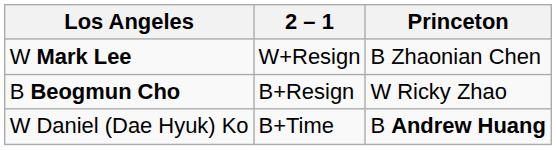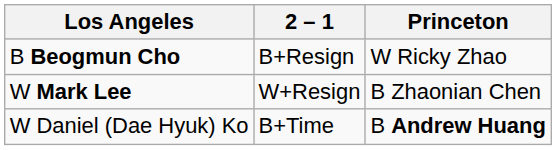rows swapped: (71, 56) <-> (95, 91)
